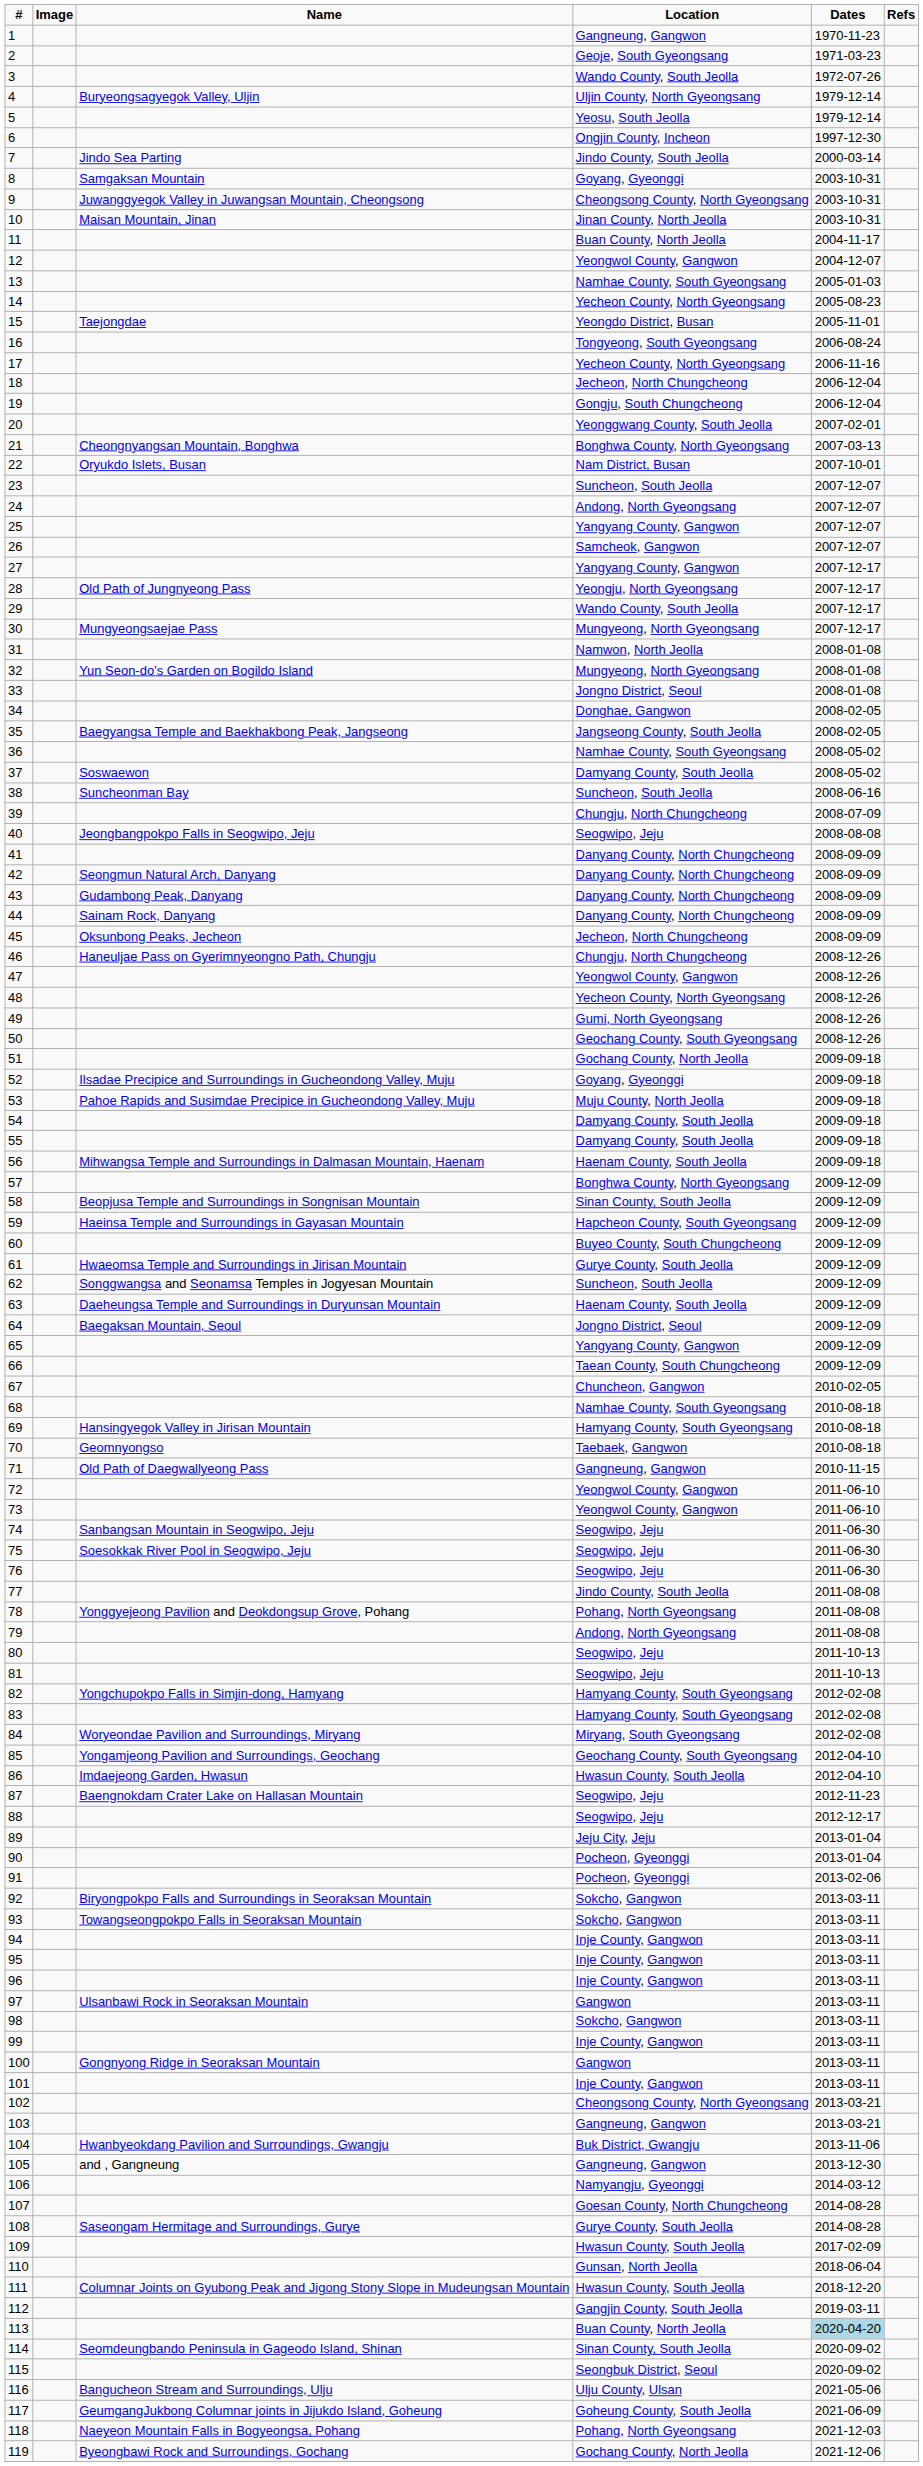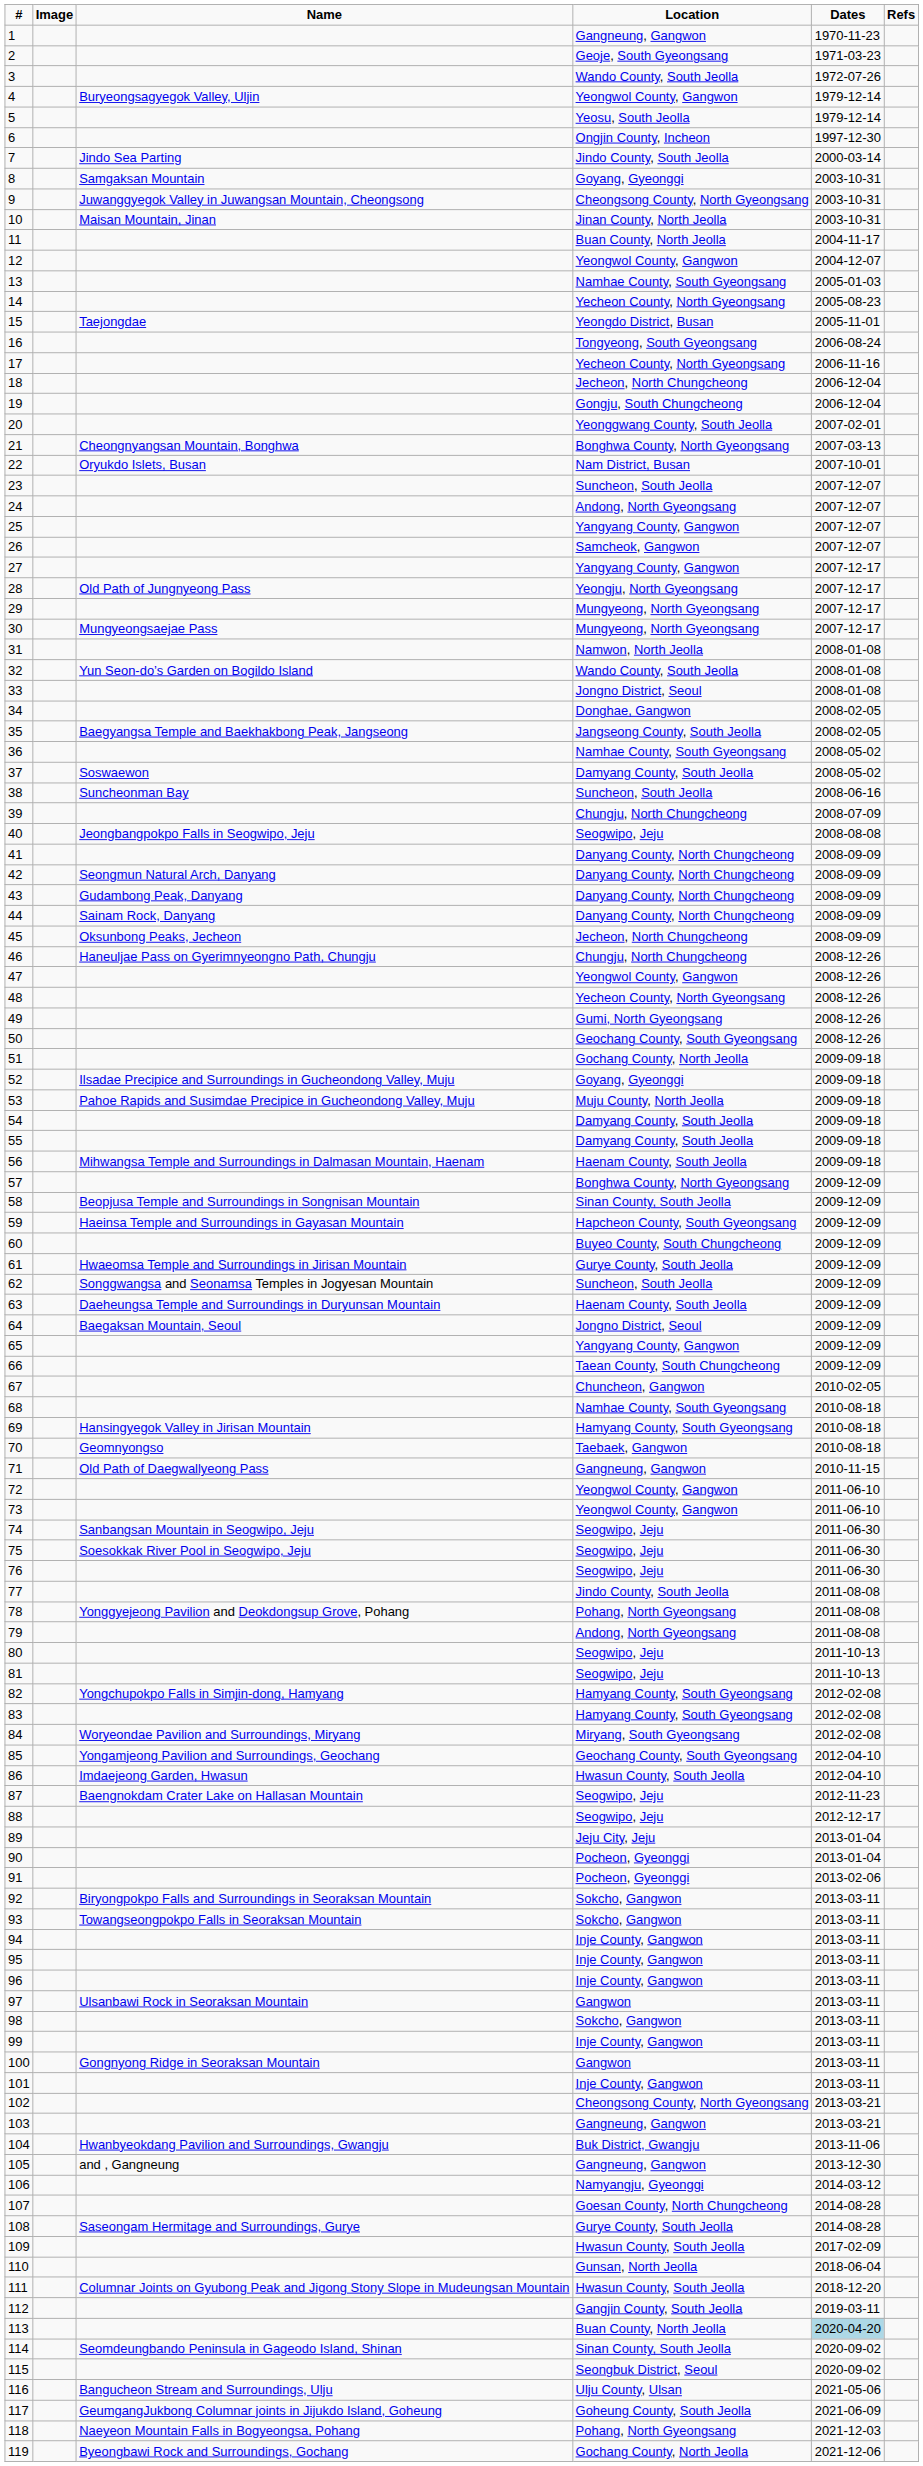(668, 97) Uljin County, North Gyeongsang -> (657, 97) Yeongwol County, Gangwon
(657, 609) Wando County, South Jeolla -> (667, 609) Mungyeong, North Gyeongsang
(667, 670) Mungyeong, North Gyeongsang -> (657, 670) Wando County, South Jeolla
